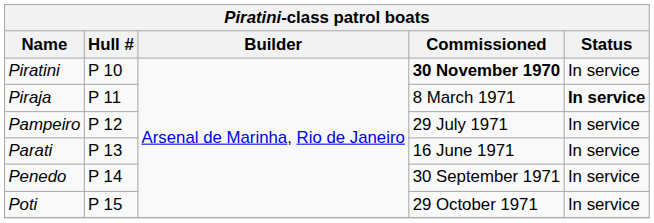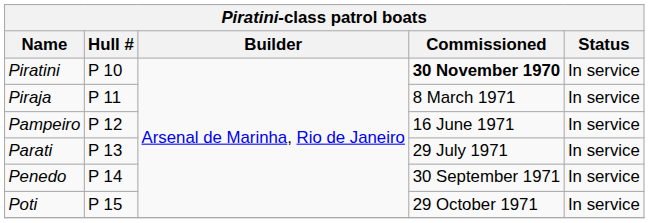(607, 97) bold -> (604, 97) normal
(460, 124) 29 July 1971 -> (464, 124) 16 June 1971
(464, 151) 16 June 1971 -> (460, 151) 29 July 1971
